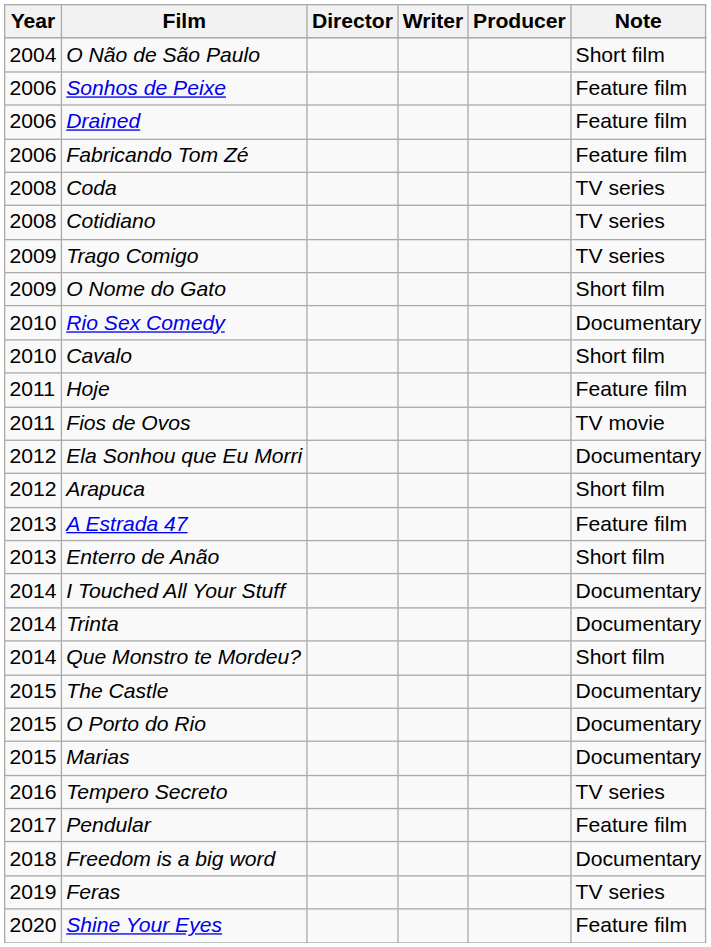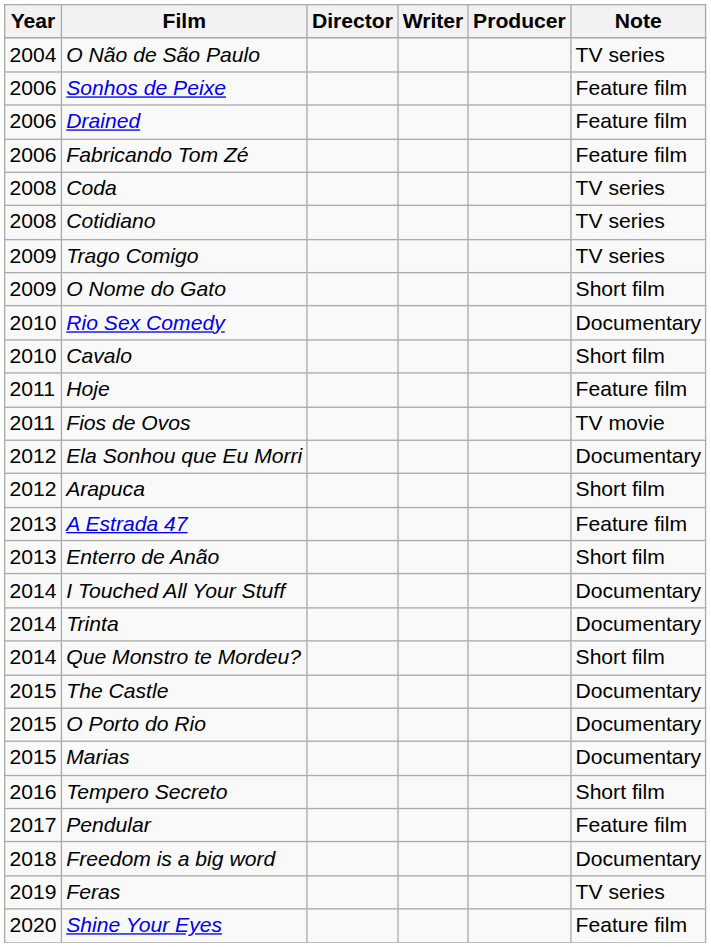(620, 54) Short film -> (620, 54) TV series
(620, 791) TV series -> (620, 791) Short film
